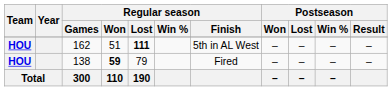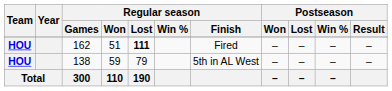(226, 45) 5th in AL West -> (226, 45) Fired
(115, 62) bold -> (115, 62) normal
(226, 62) Fired -> (226, 62) 5th in AL West
